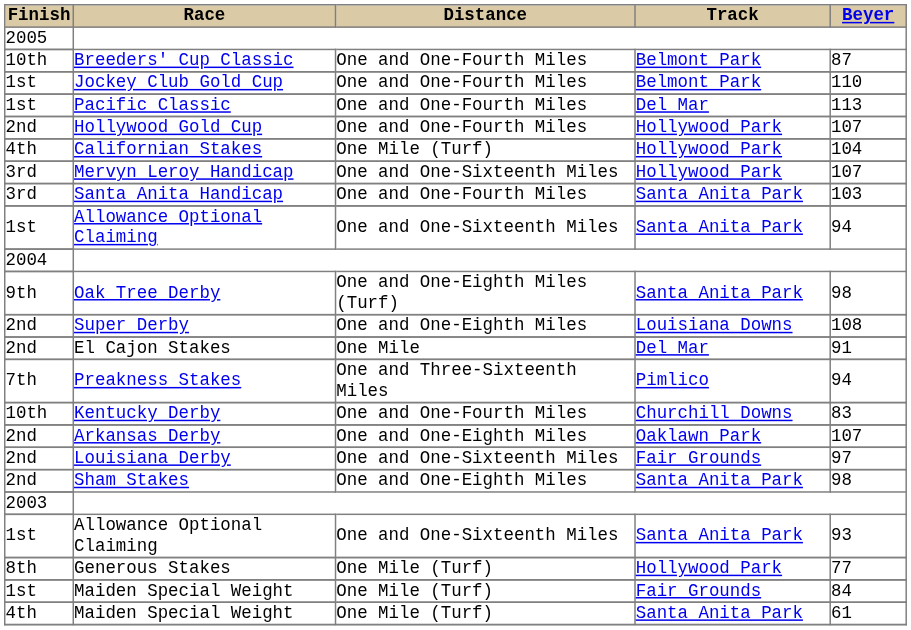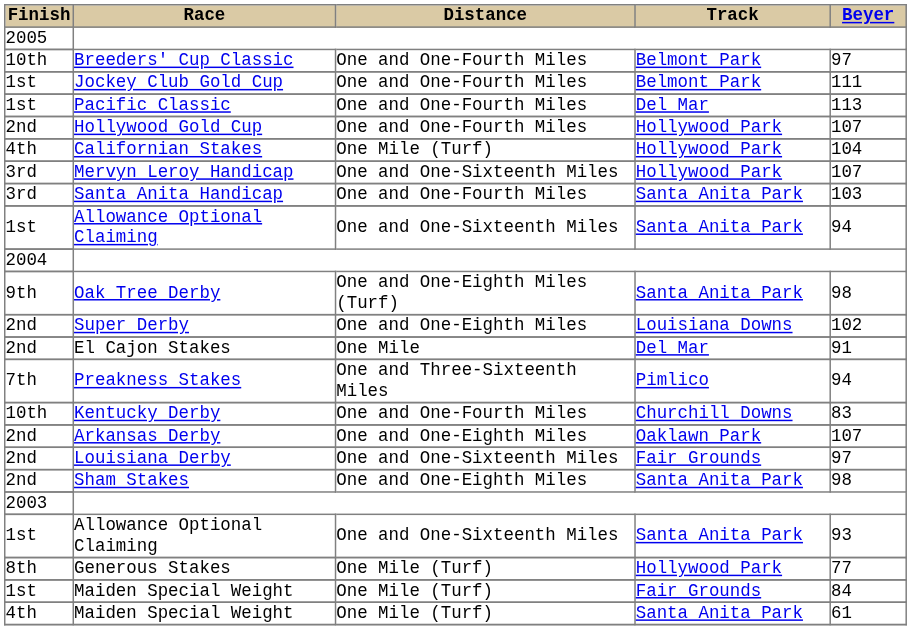(841, 61) 87 -> (841, 61) 97
(847, 83) 110 -> (847, 83) 111
(847, 326) 108 -> (847, 326) 102
